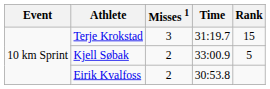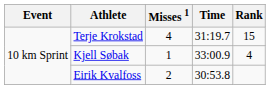(169, 36) 3 -> (169, 36) 4
(169, 56) 2 -> (169, 56) 1
(249, 56) 5 -> (249, 56) 4
